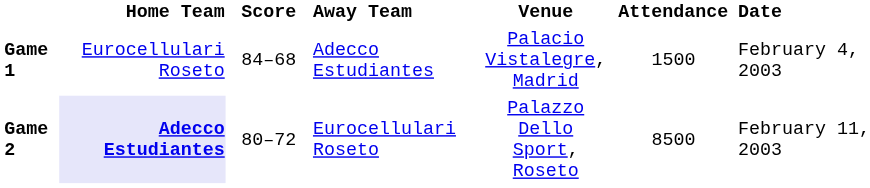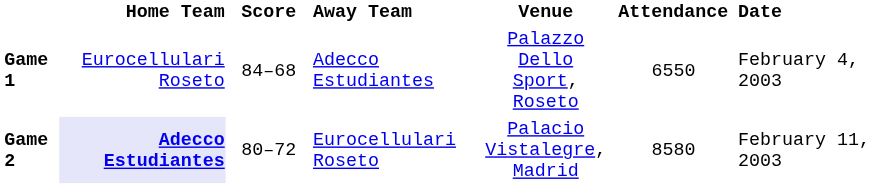(546, 60) Palacio Vistalegre, Madrid -> (546, 70) Palazzo Dello Sport, Roseto
(673, 60) 1500 -> (673, 70) 6550
(546, 139) Palazzo Dello Sport, Roseto -> (546, 150) Palacio Vistalegre, Madrid
(673, 139) 8500 -> (673, 150) 8580
